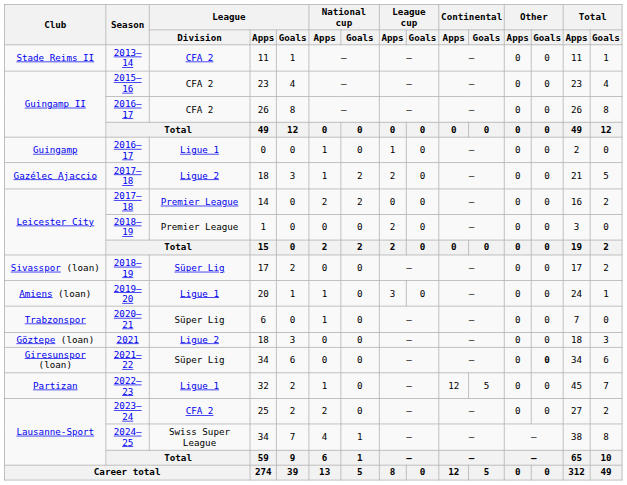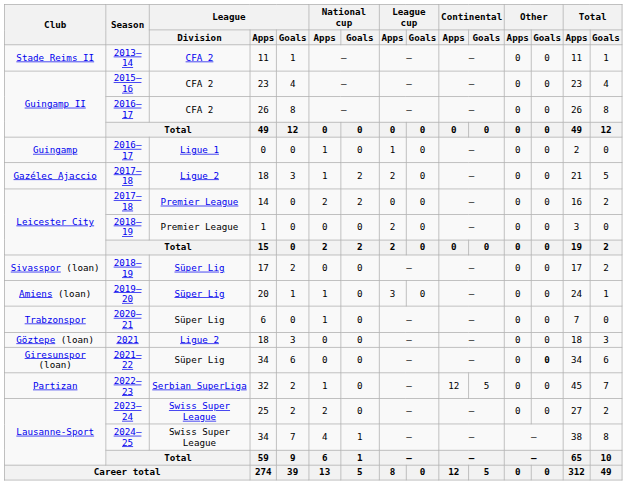(200, 294) Ligue 1 -> (199, 294) Süper Lig
(200, 386) Ligue 1 -> (199, 386) Serbian SuperLiga
(200, 411) CFA 2 -> (199, 411) Swiss Super League
